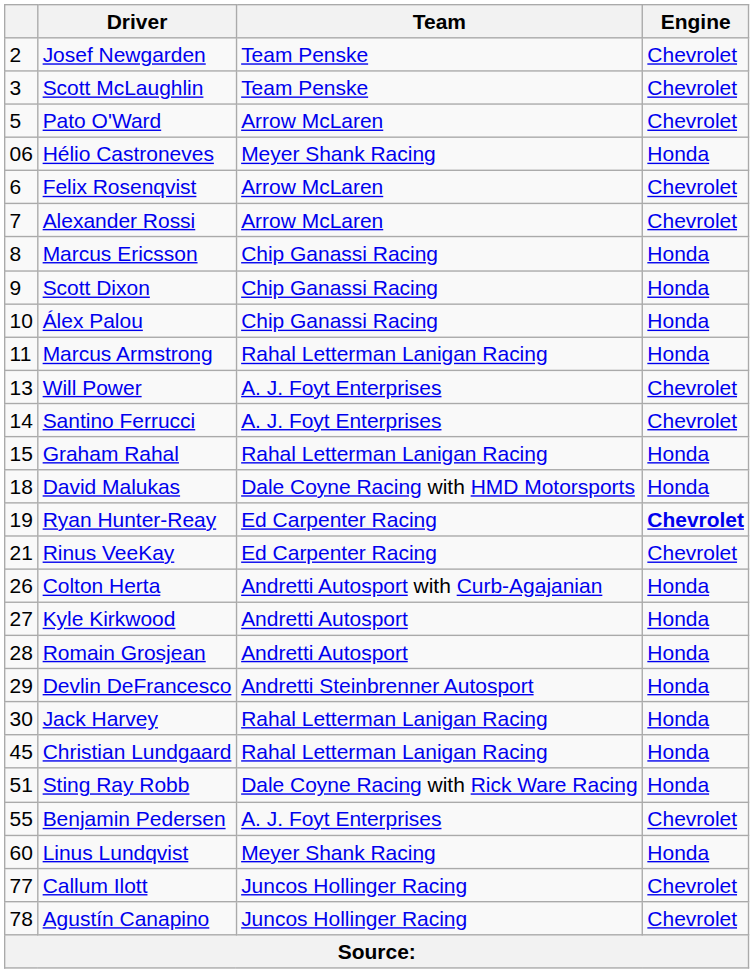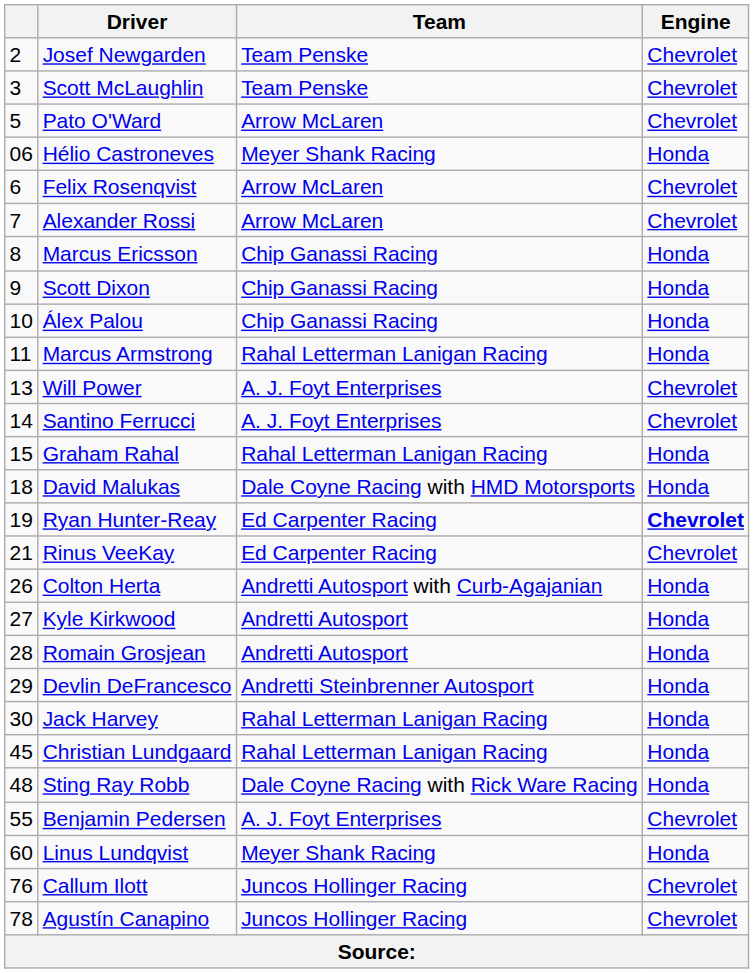(21, 785) 51 -> (21, 785) 48
(21, 885) 77 -> (21, 885) 76
